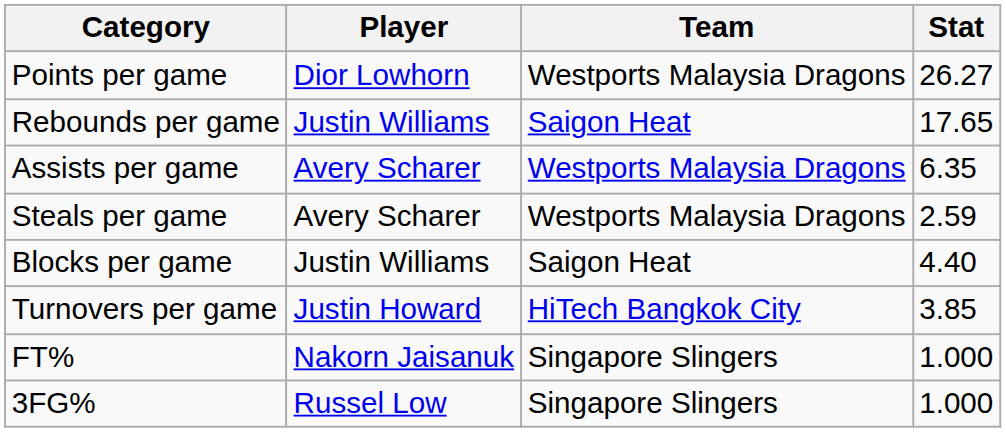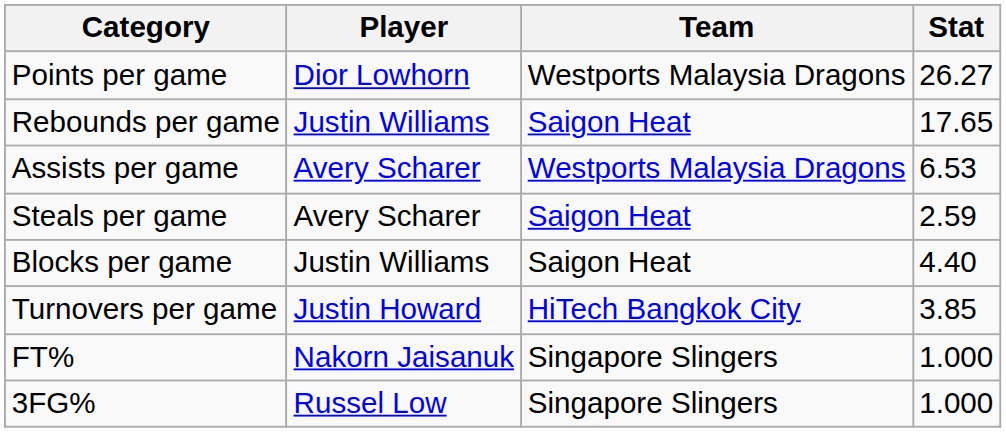(948, 168) 6.35 -> (948, 168) 6.53
(717, 215) Westports Malaysia Dragons -> (609, 215) Saigon Heat
